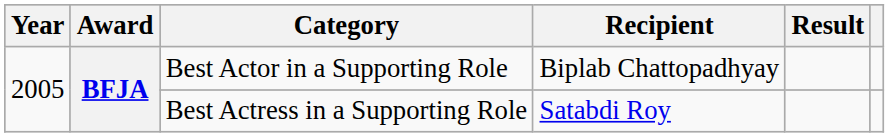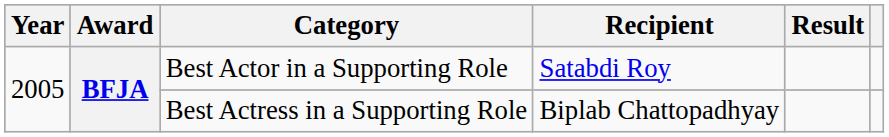(659, 68) Biplab Chattopadhyay -> (605, 68) Satabdi Roy
(605, 110) Satabdi Roy -> (659, 110) Biplab Chattopadhyay
